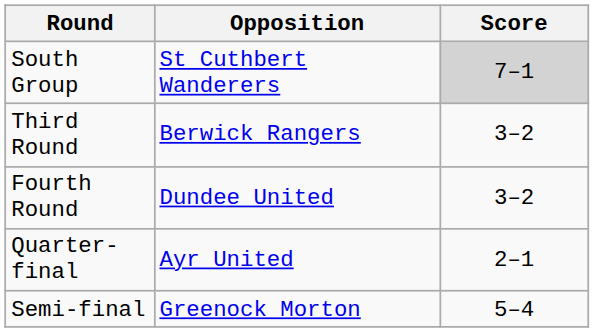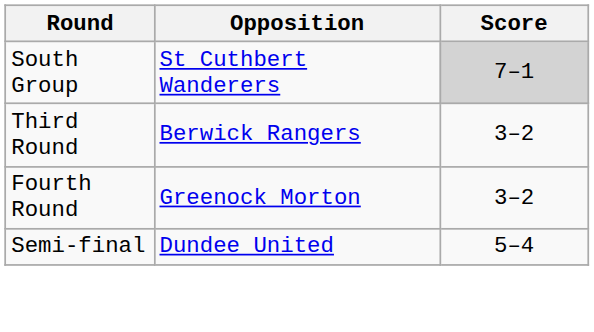(247, 197) Dundee United -> (260, 197) Greenock Morton
- row: (65, 260)
(260, 309) Greenock Morton -> (247, 247) Dundee United
